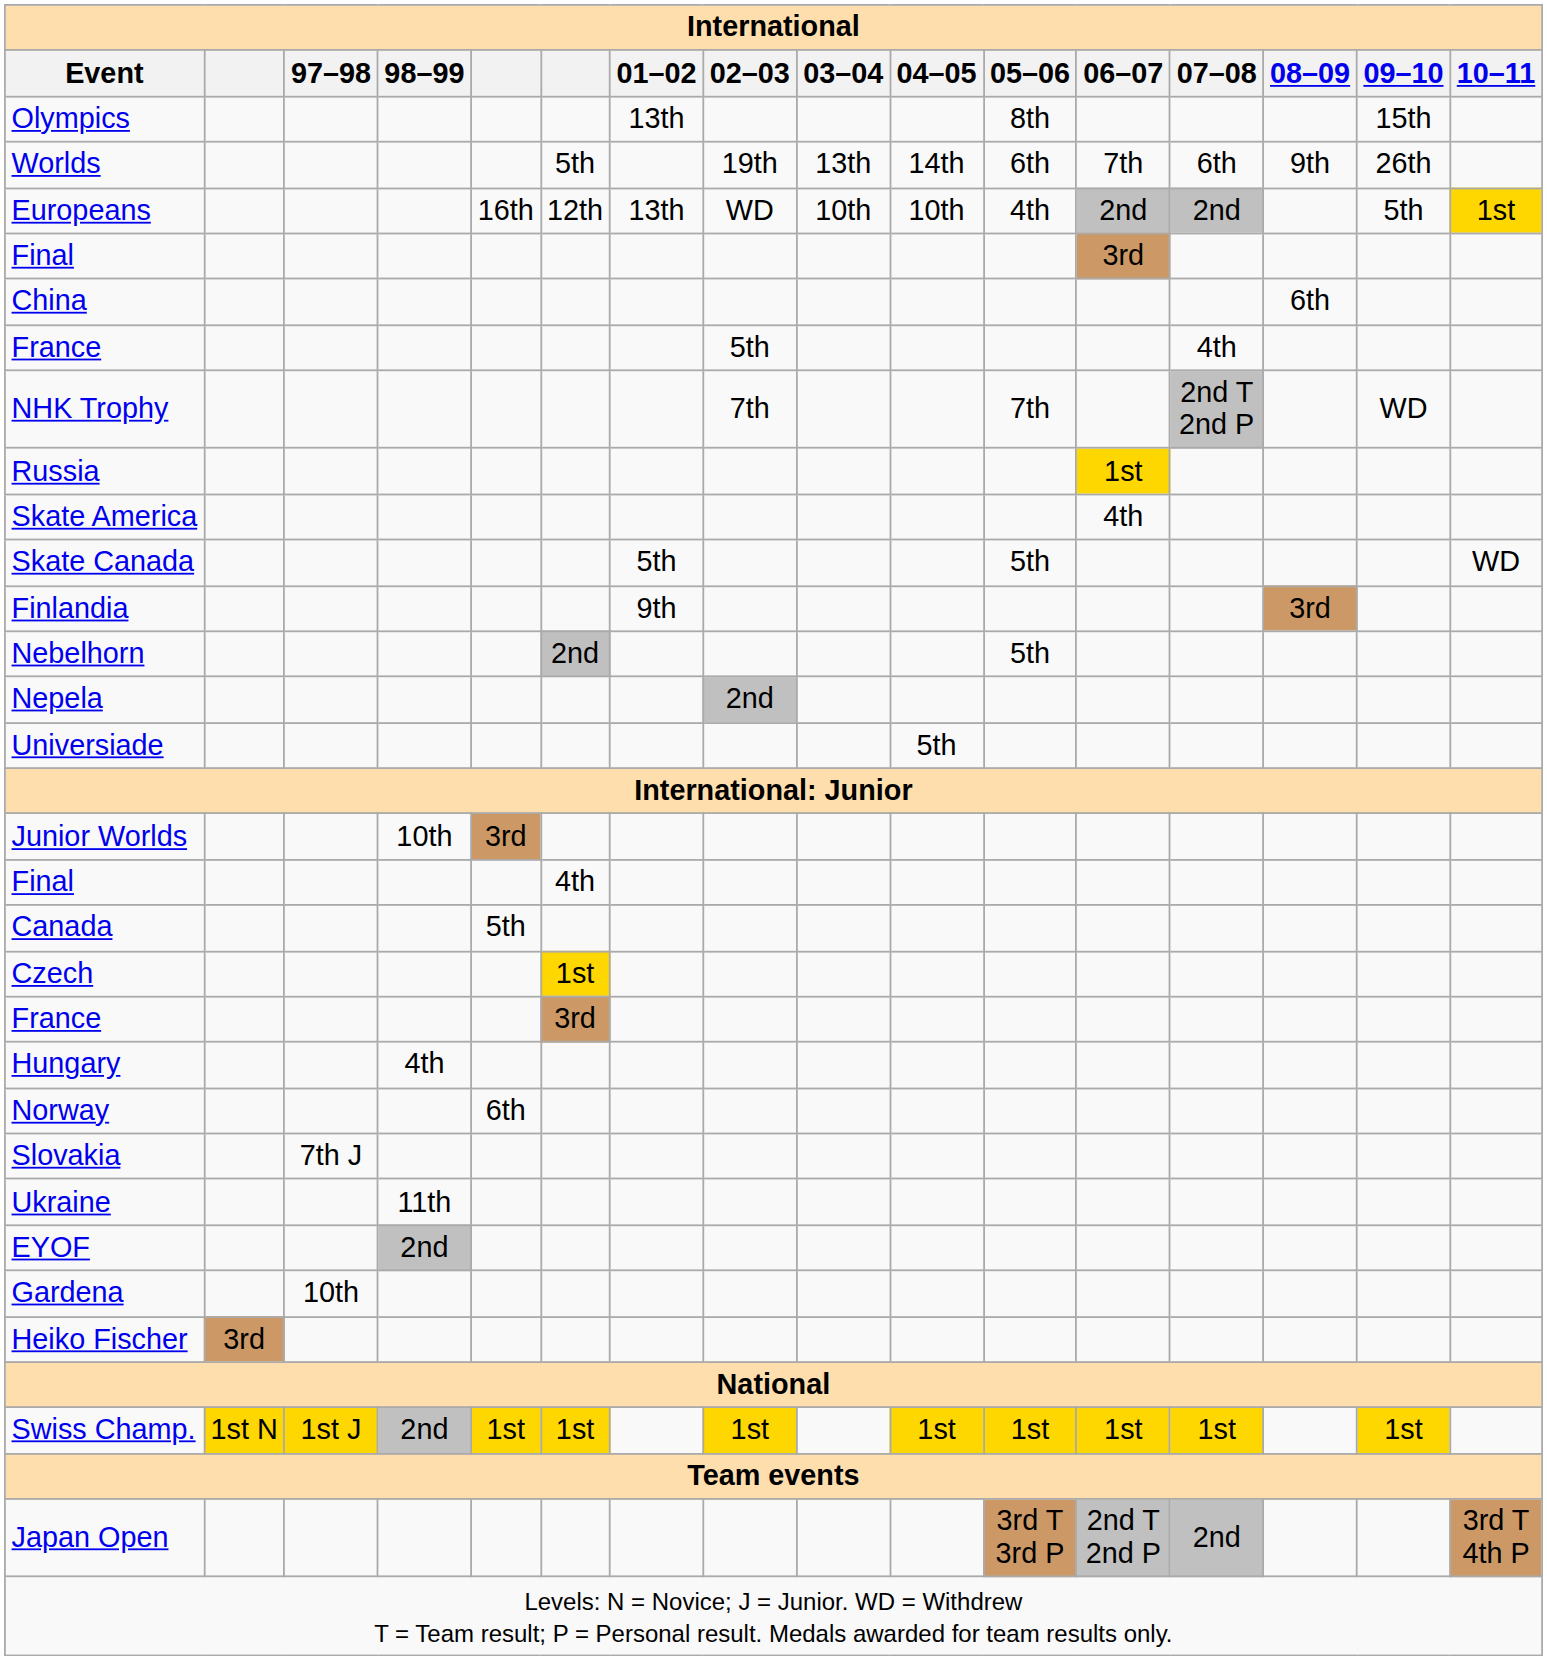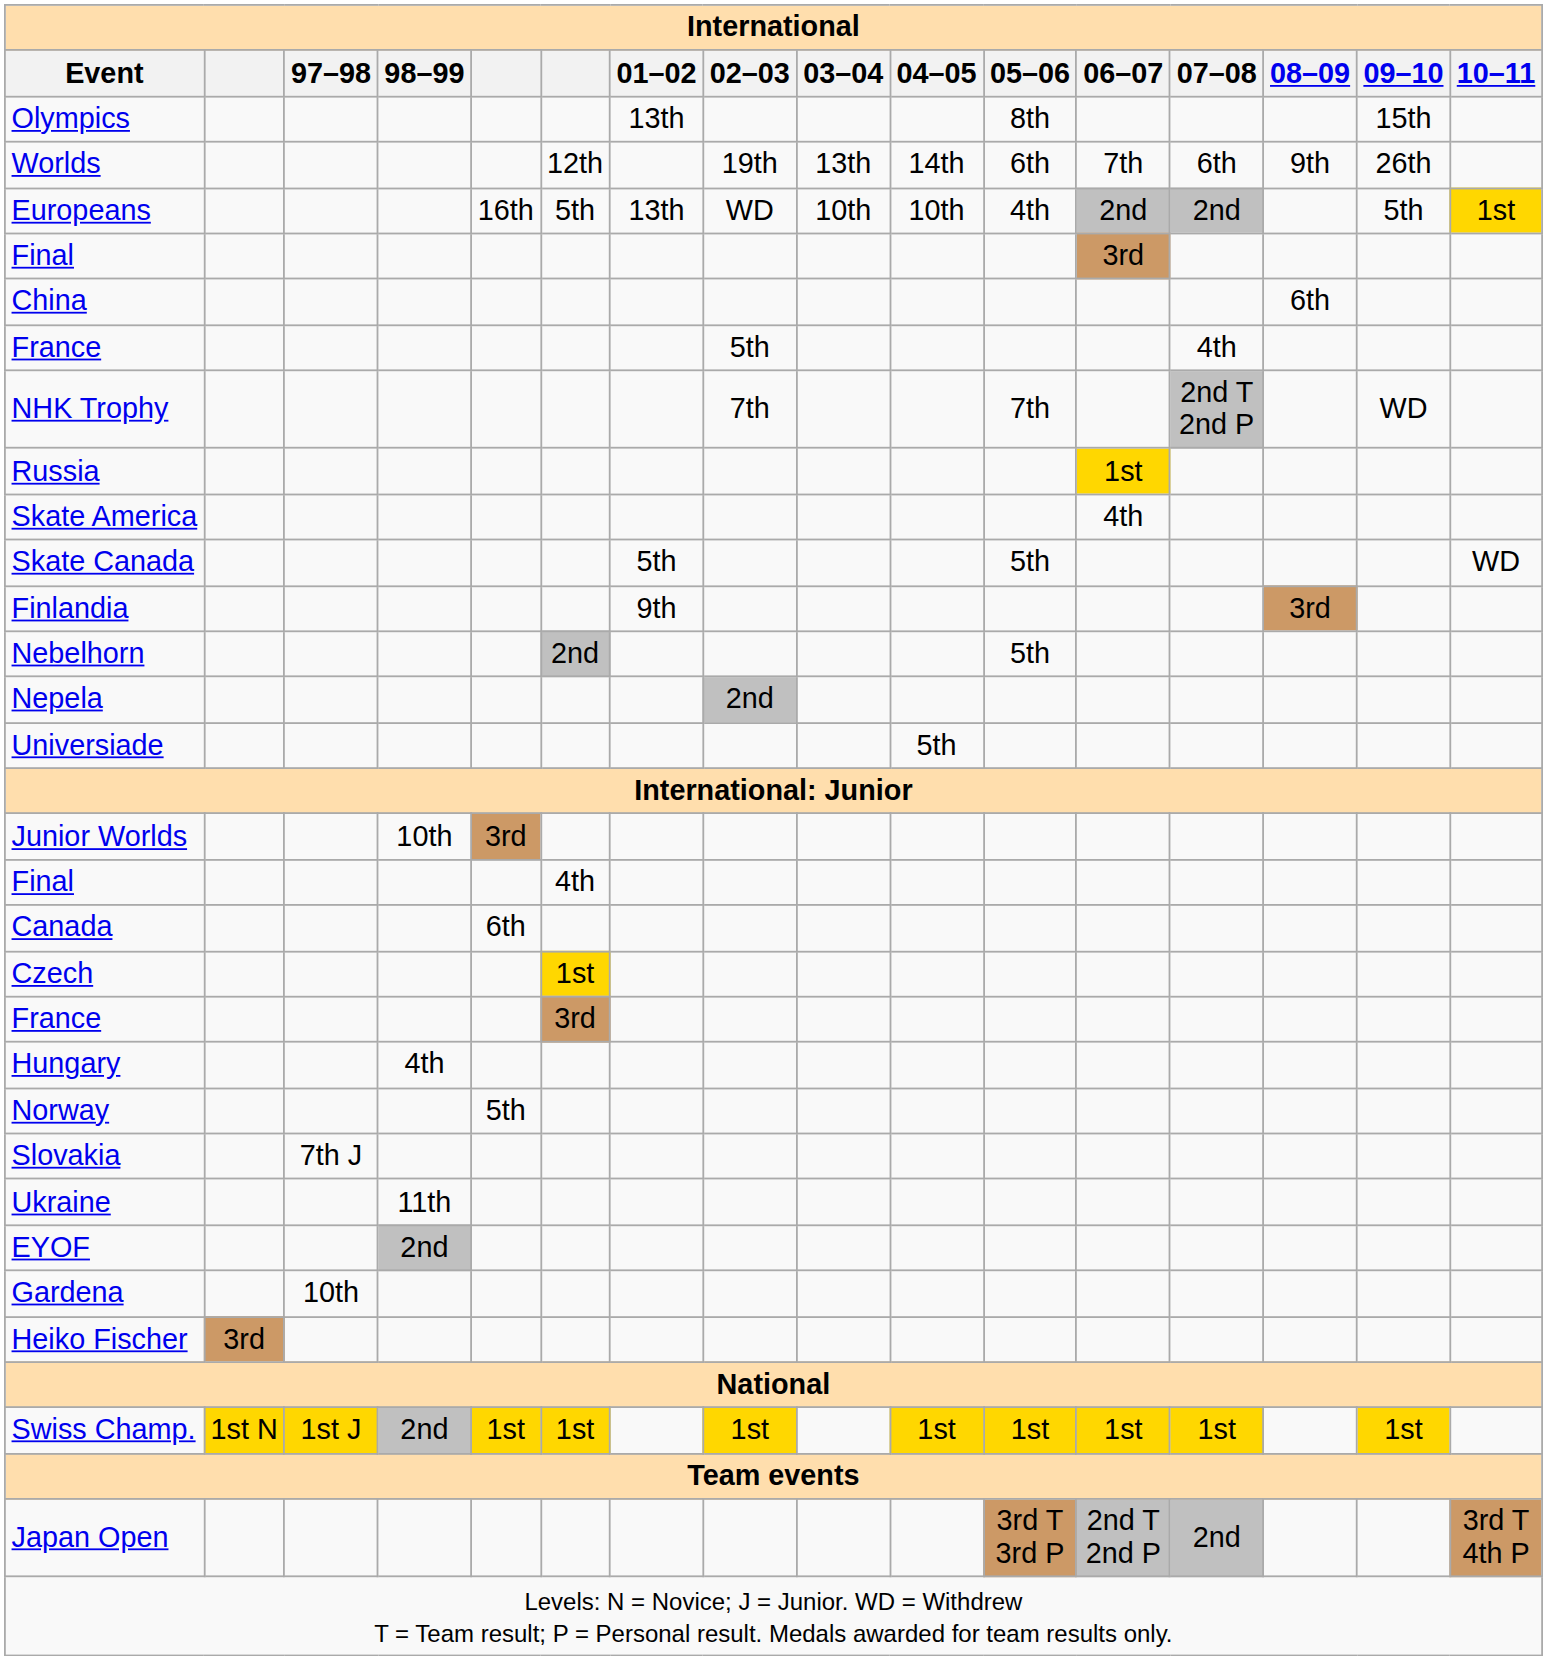(575, 164) 5th -> (575, 164) 12th
(575, 210) 12th -> (575, 210) 5th
(506, 927) 5th -> (506, 927) 6th
(506, 1110) 6th -> (506, 1110) 5th
